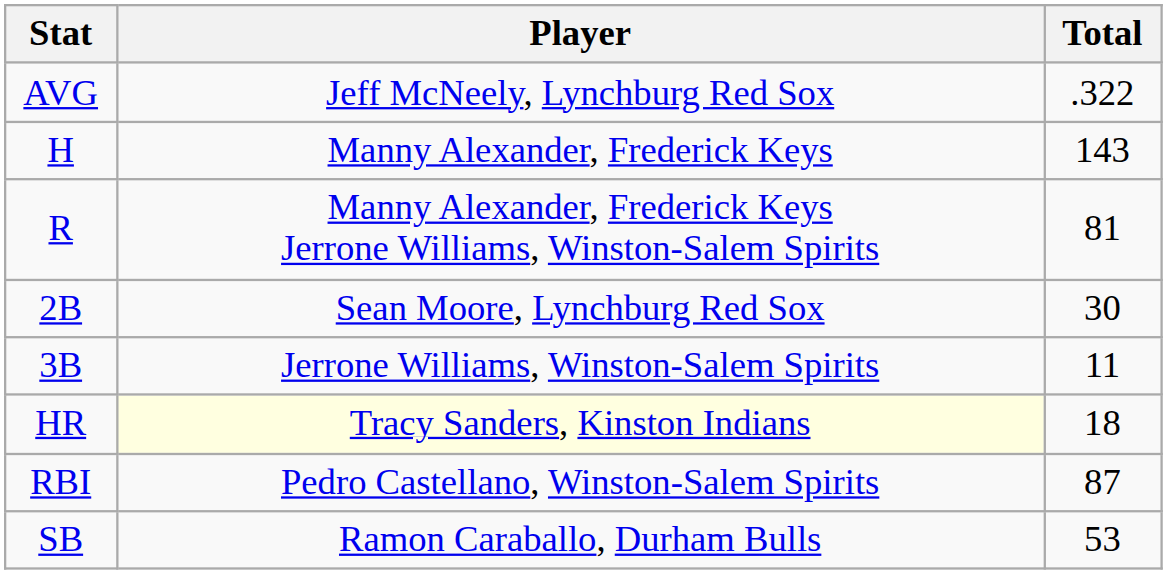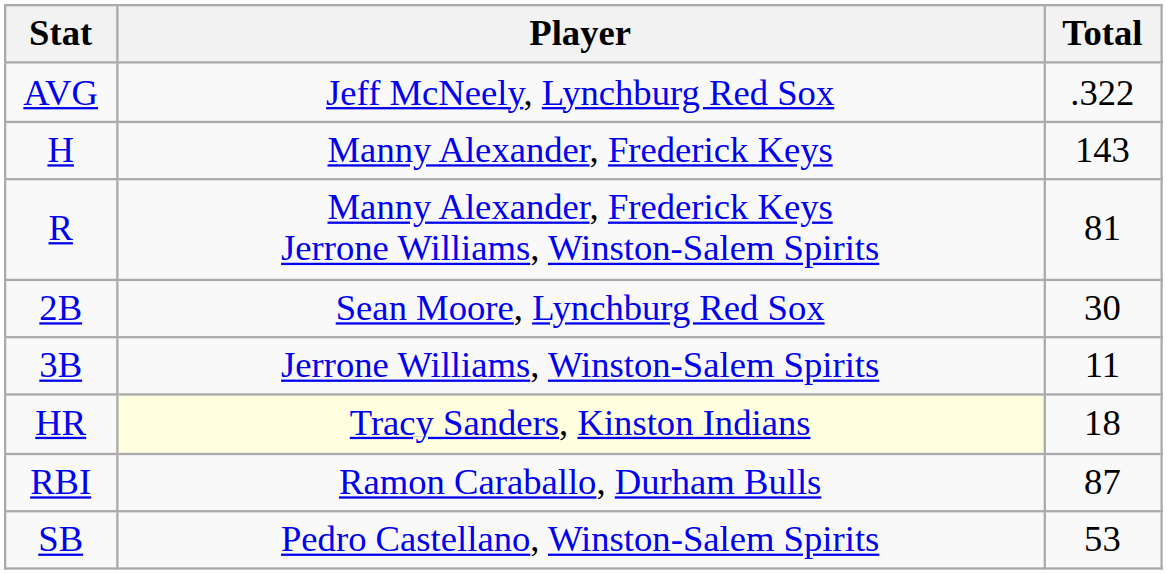(580, 481) Pedro Castellano, Winston-Salem Spirits -> (580, 481) Ramon Caraballo, Durham Bulls
(580, 539) Ramon Caraballo, Durham Bulls -> (580, 539) Pedro Castellano, Winston-Salem Spirits
